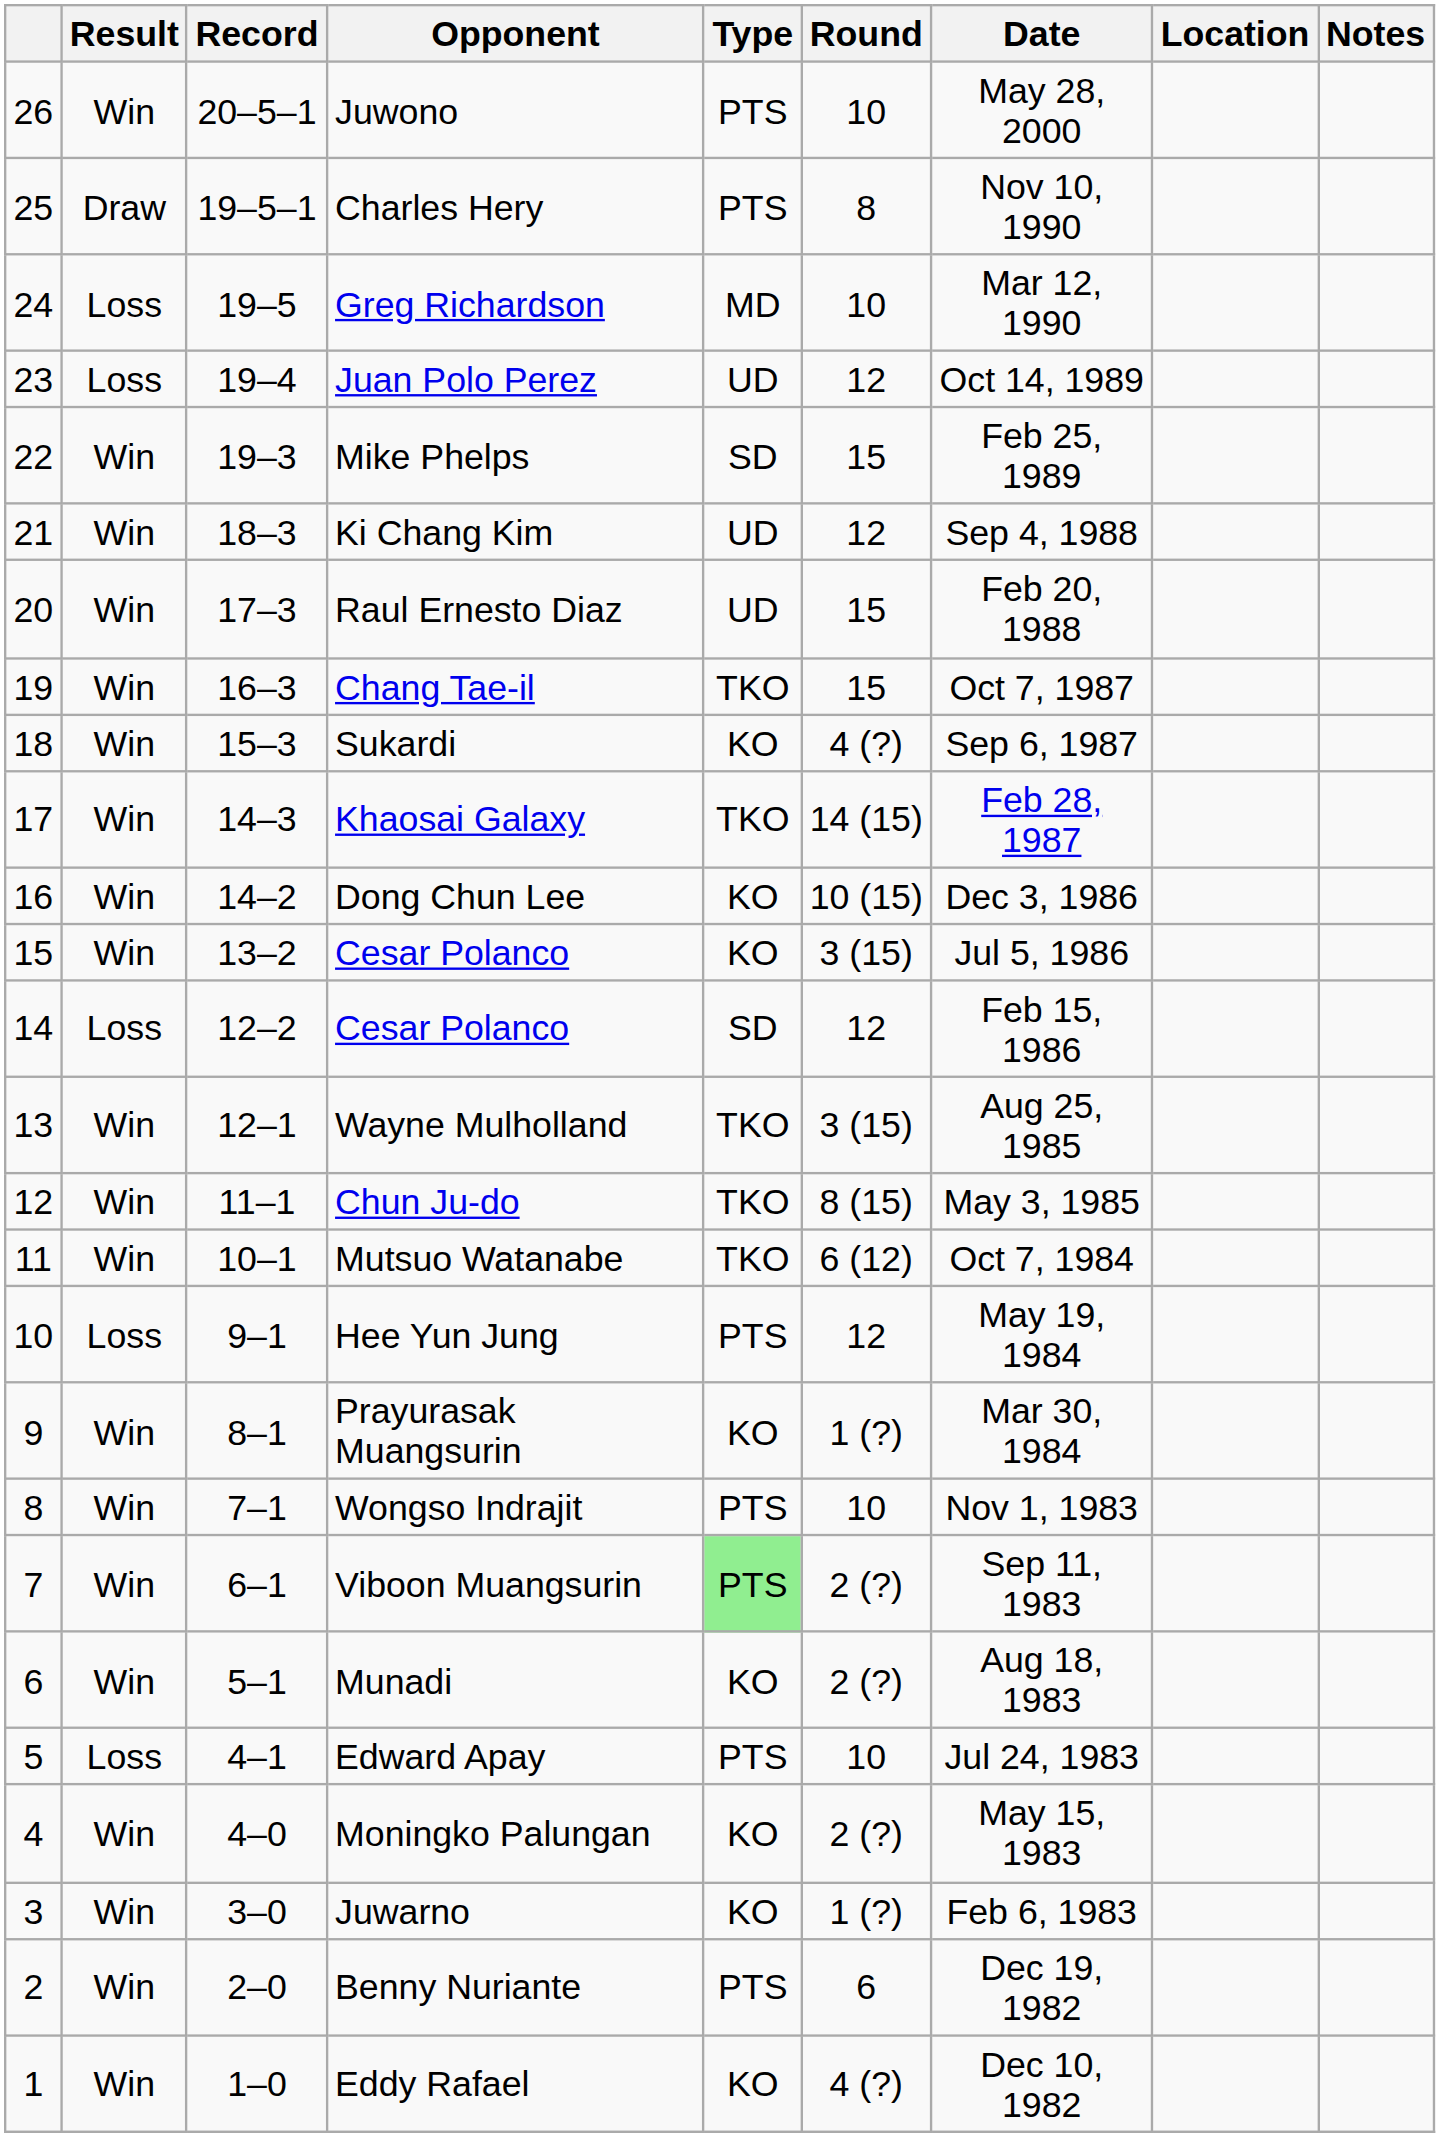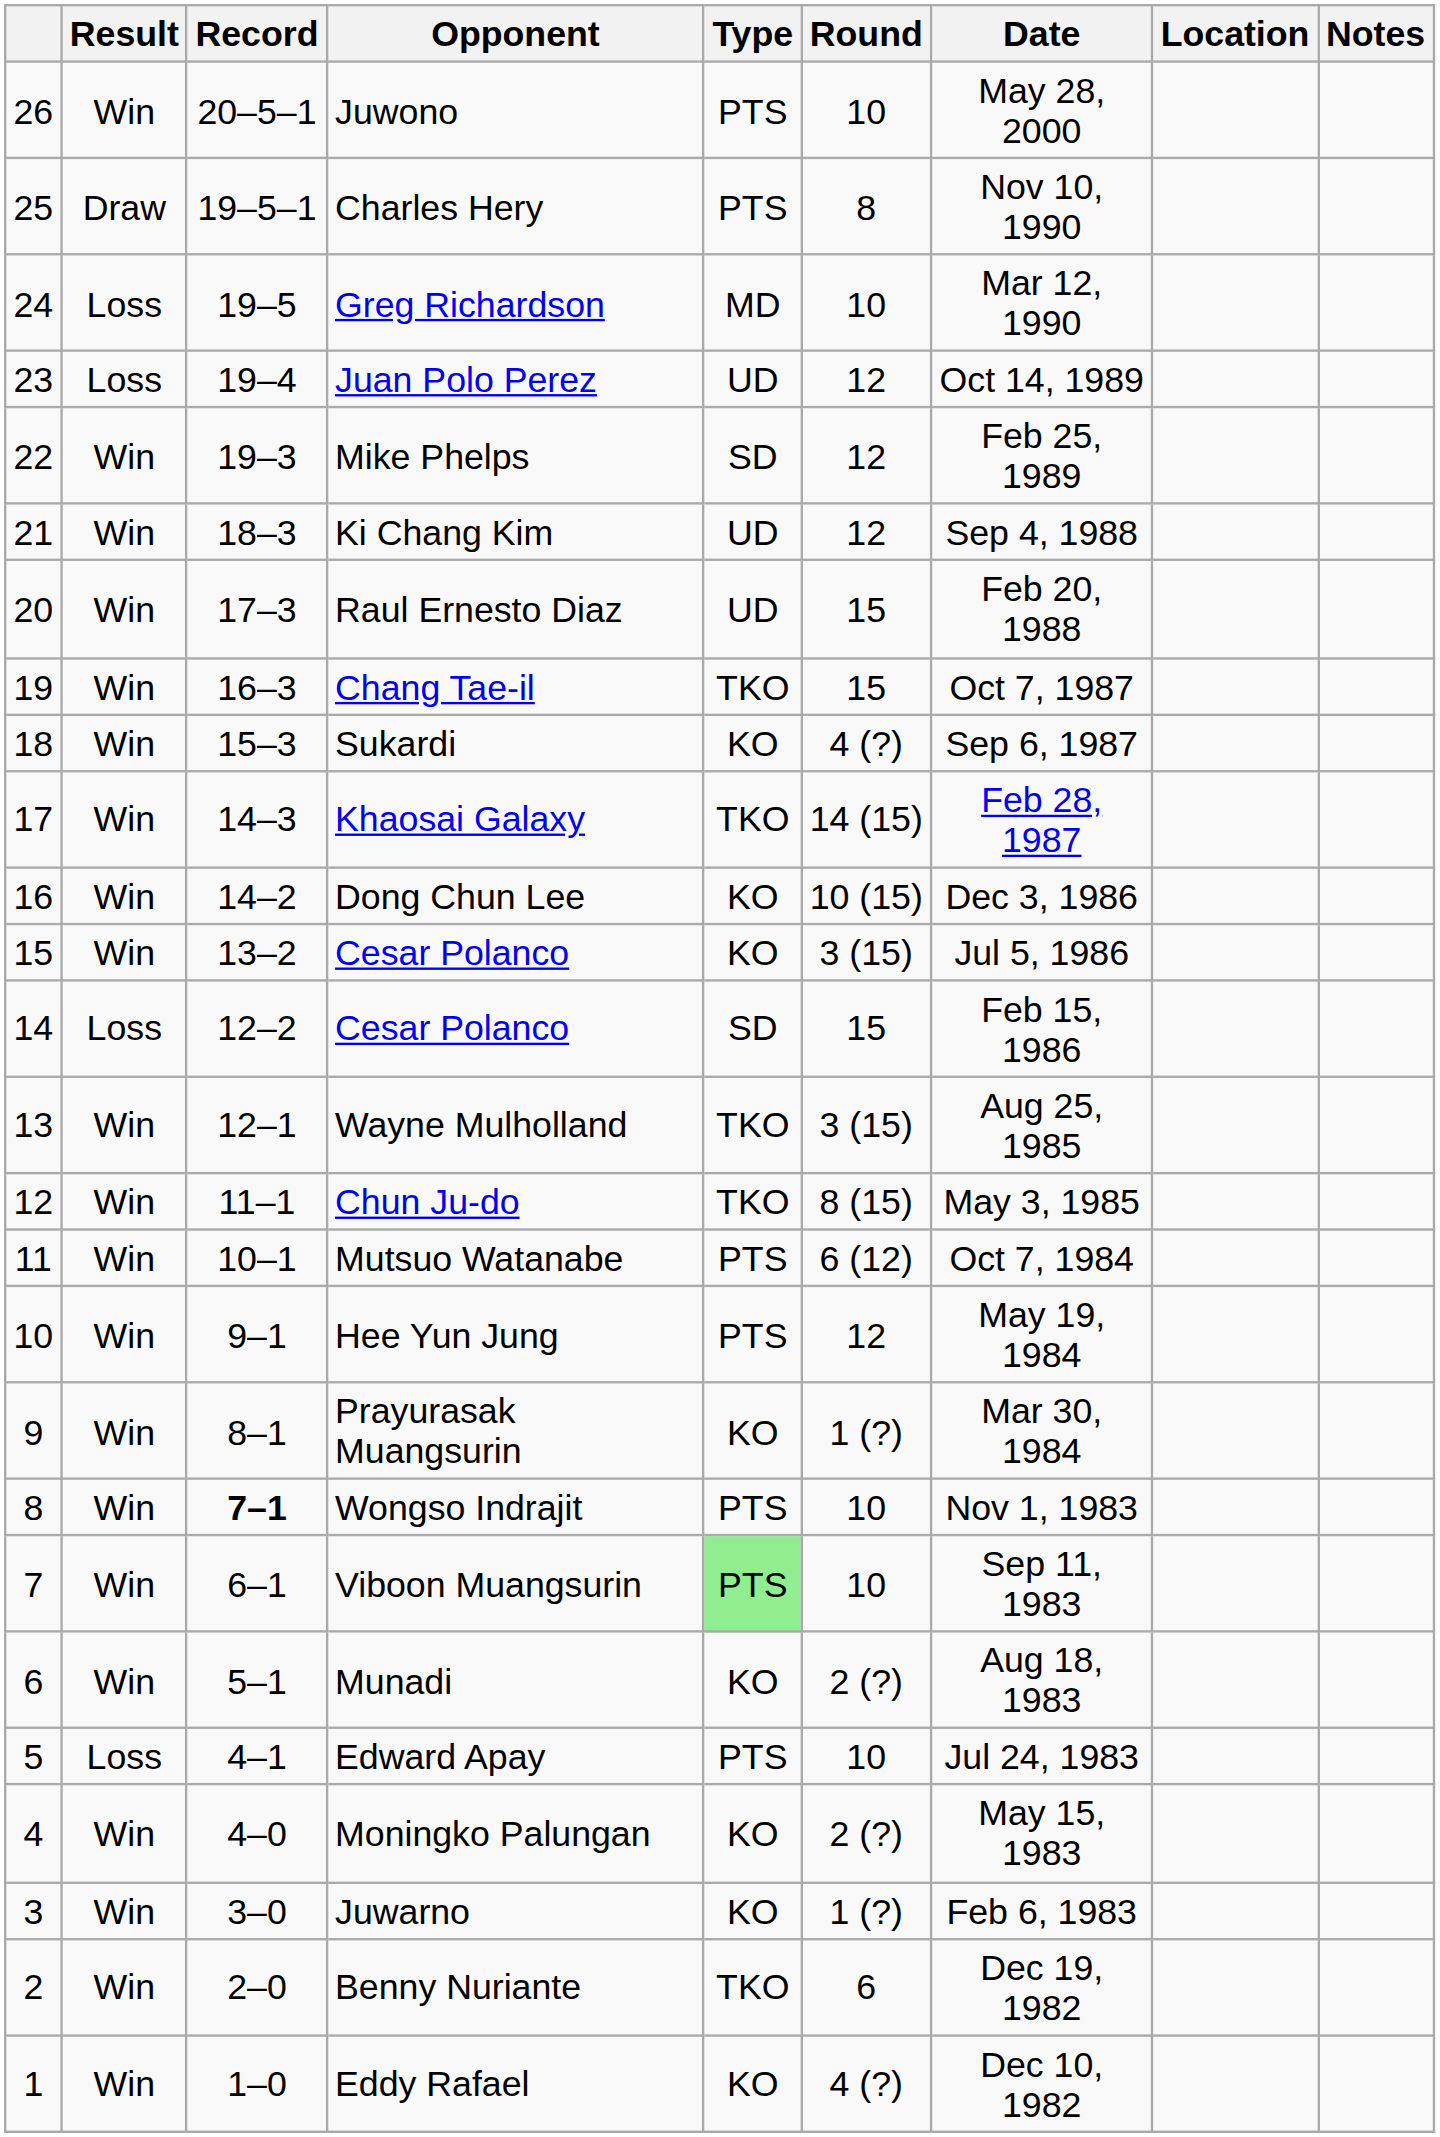(866, 456) 15 -> (866, 456) 12
(866, 1028) 12 -> (866, 1028) 15
(753, 1258) TKO -> (753, 1258) PTS
(124, 1335) Loss -> (124, 1335) Win
(257, 1508) normal -> (257, 1508) bold
(866, 1584) 2 (?) -> (866, 1584) 10
(753, 1987) PTS -> (753, 1987) TKO
